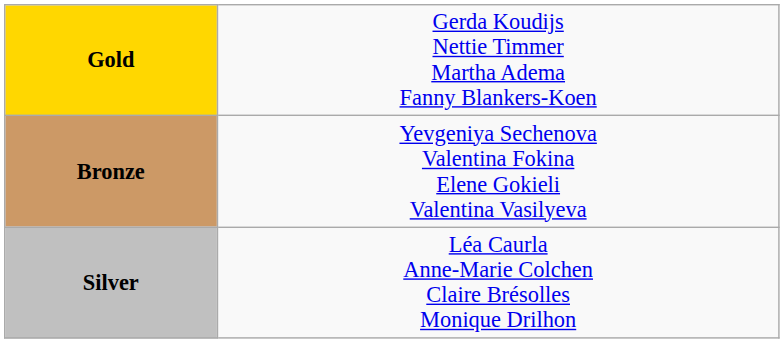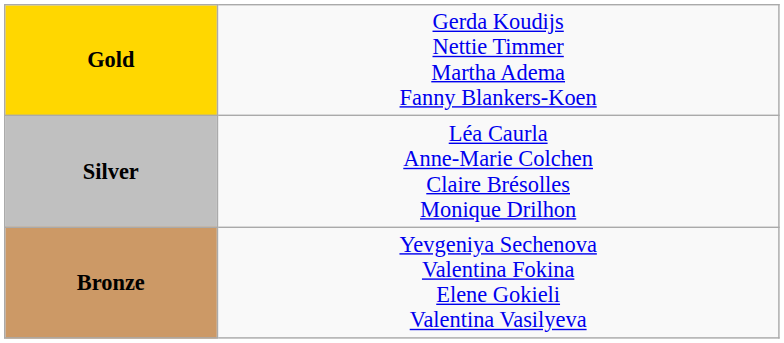rows swapped: (111, 282) <-> (111, 171)
